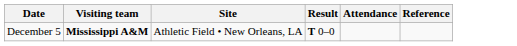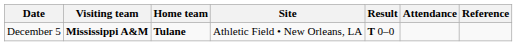+ column: (181, 13)
